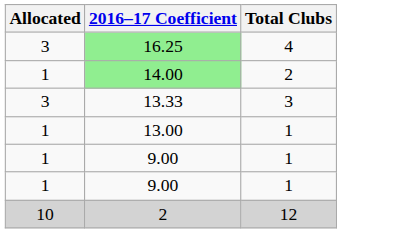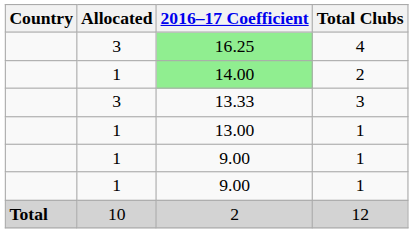+ column: (41, 18)
